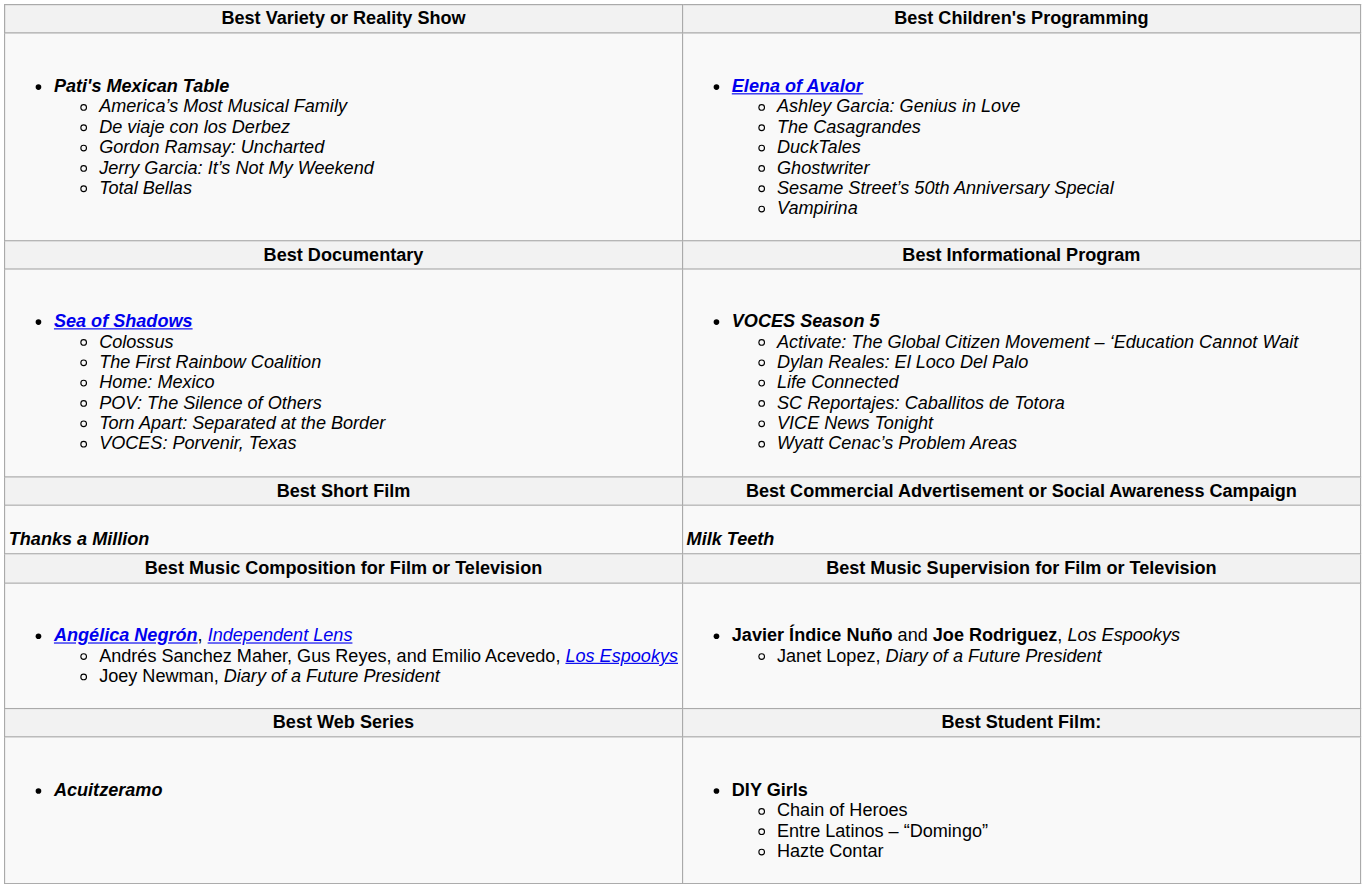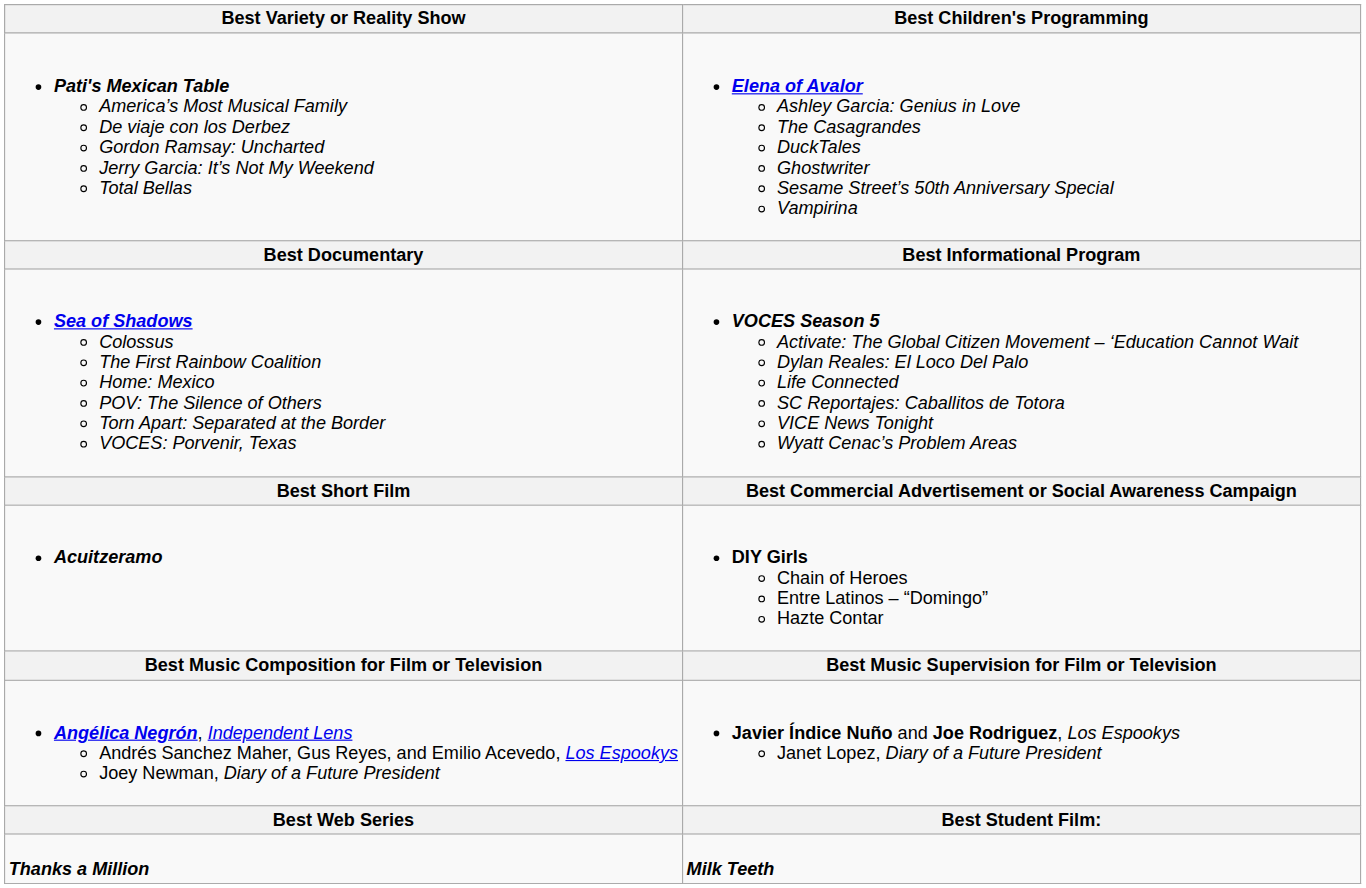rows swapped: (344, 790) <-> (79, 539)
